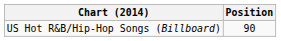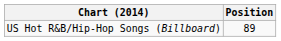(249, 29) 90 -> (249, 29) 89
